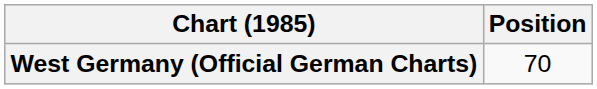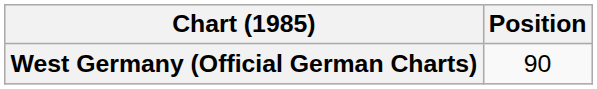(538, 63) 70 -> (538, 63) 90
